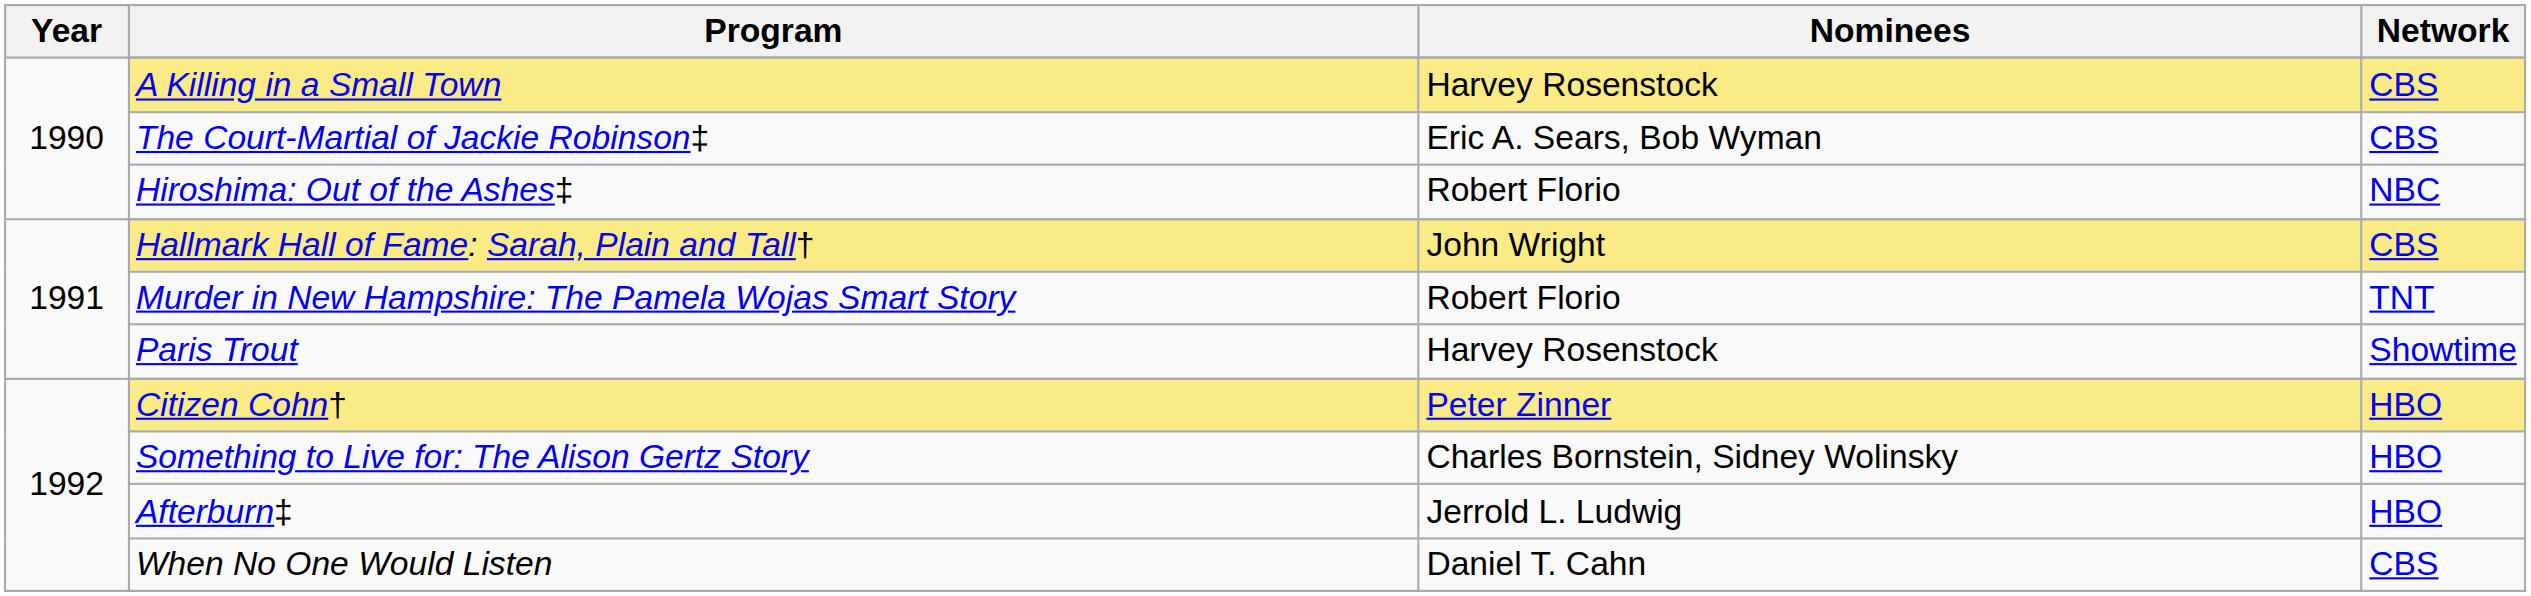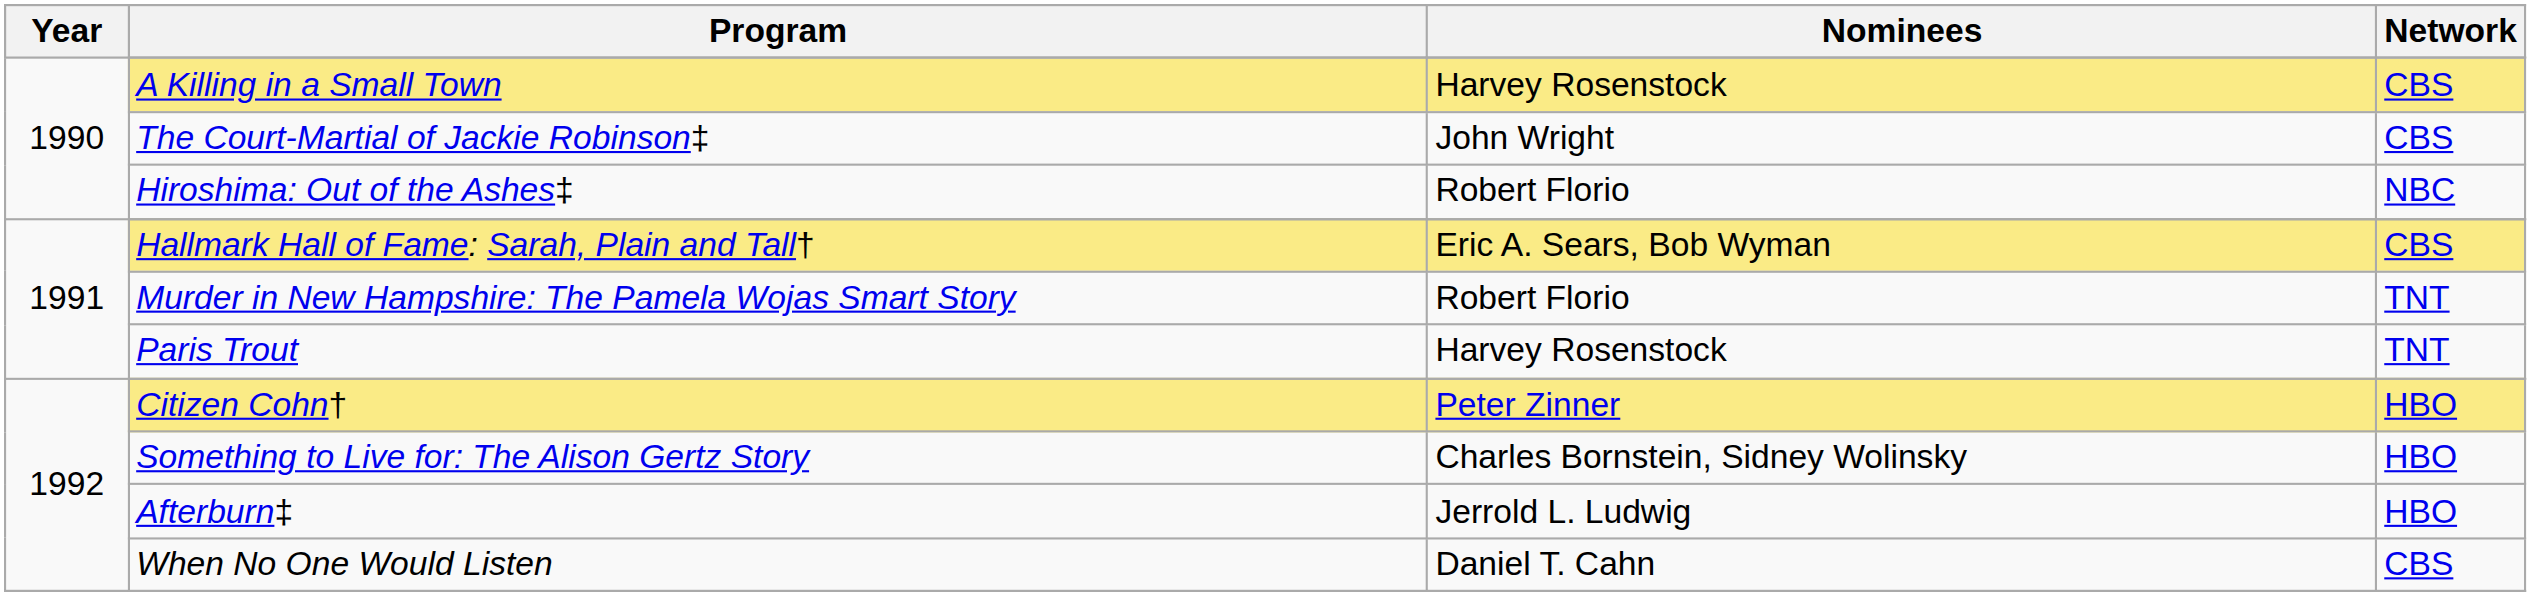(1624, 137) Eric A. Sears, Bob Wyman -> (1525, 137) John Wright
(1516, 244) John Wright -> (1633, 244) Eric A. Sears, Bob Wyman
(2443, 350) Showtime -> (2417, 350) TNT
